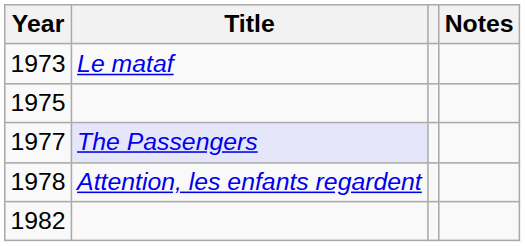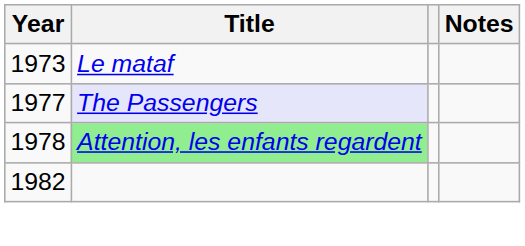- row: (38, 102)
(249, 181) no background -> (249, 142) lightgreen background
